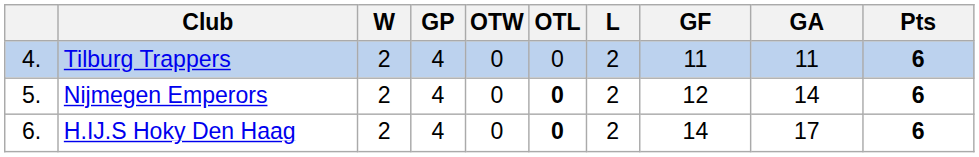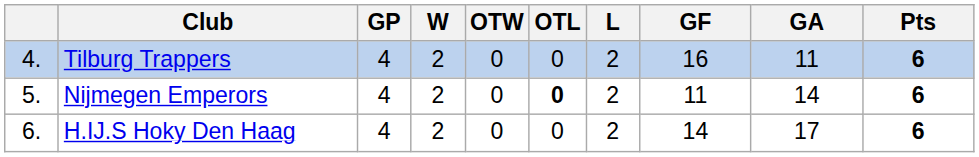columns swapped: (438, 22) <-> (384, 22)
(695, 59) 11 -> (695, 59) 16
(695, 95) 12 -> (695, 95) 11
(558, 132) bold -> (558, 132) normal
